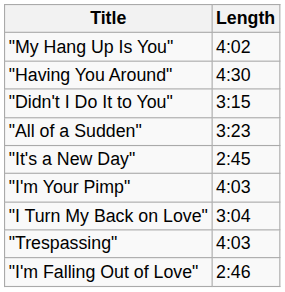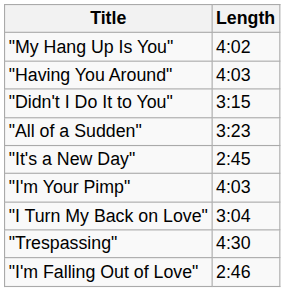(233, 74) 4:30 -> (233, 74) 4:03
(233, 243) 4:03 -> (233, 243) 4:30
